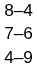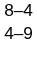- row: (19, 34)
